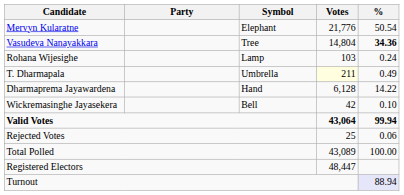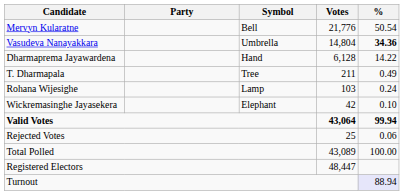(259, 27) Elephant -> (249, 27) Bell
(250, 43) Tree -> (260, 43) Umbrella
rows swapped: (61, 89) <-> (42, 58)
(260, 74) Umbrella -> (250, 74) Tree
(348, 74) lightyellow background -> (348, 74) no background
(249, 105) Bell -> (259, 105) Elephant
